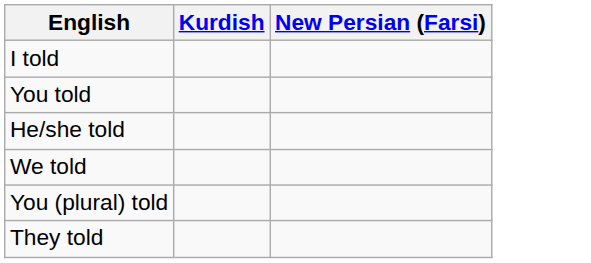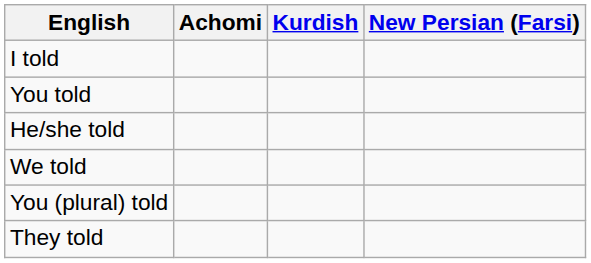+ column: (220, 22)
